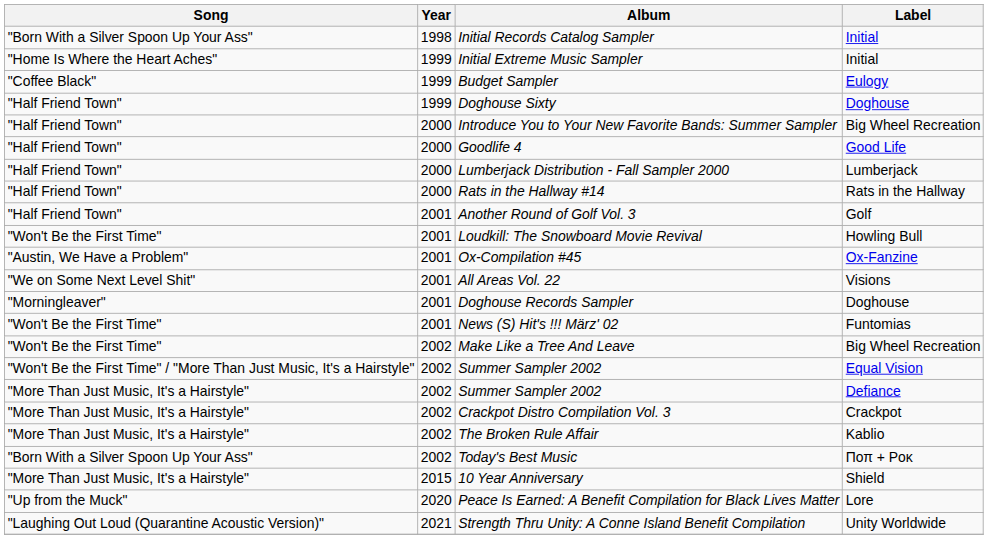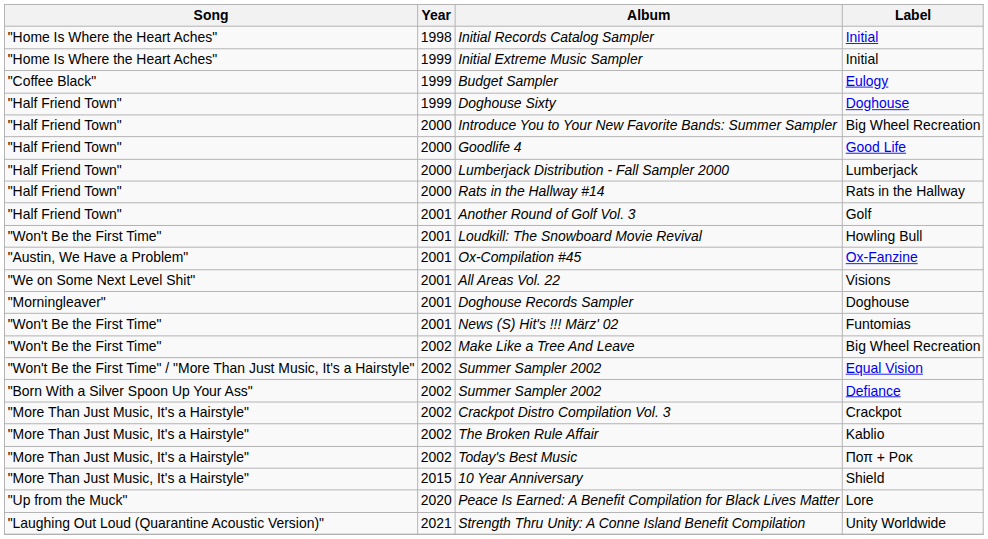(130, 37) "Born With a Silver Spoon Up Your Ass" -> (112, 37) "Home Is Where the Heart Aches"
(128, 390) "More Than Just Music, It's a Hairstyle" -> (130, 390) "Born With a Silver Spoon Up Your Ass"
(130, 457) "Born With a Silver Spoon Up Your Ass" -> (128, 457) "More Than Just Music, It's a Hairstyle"
